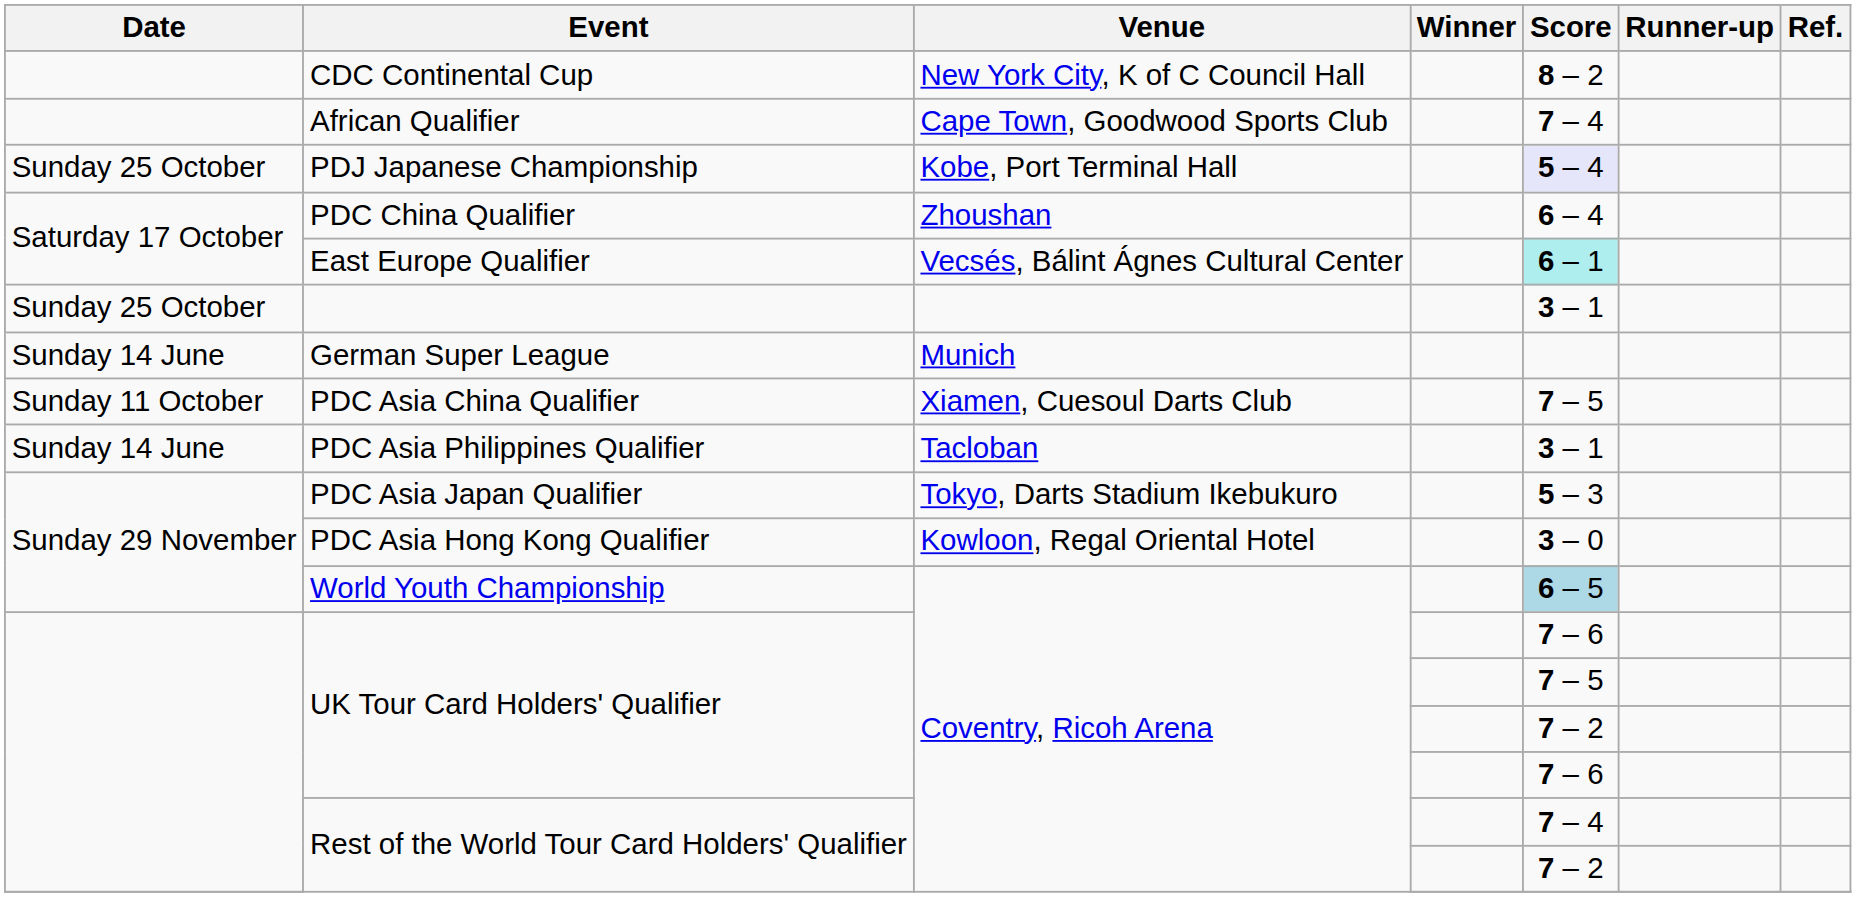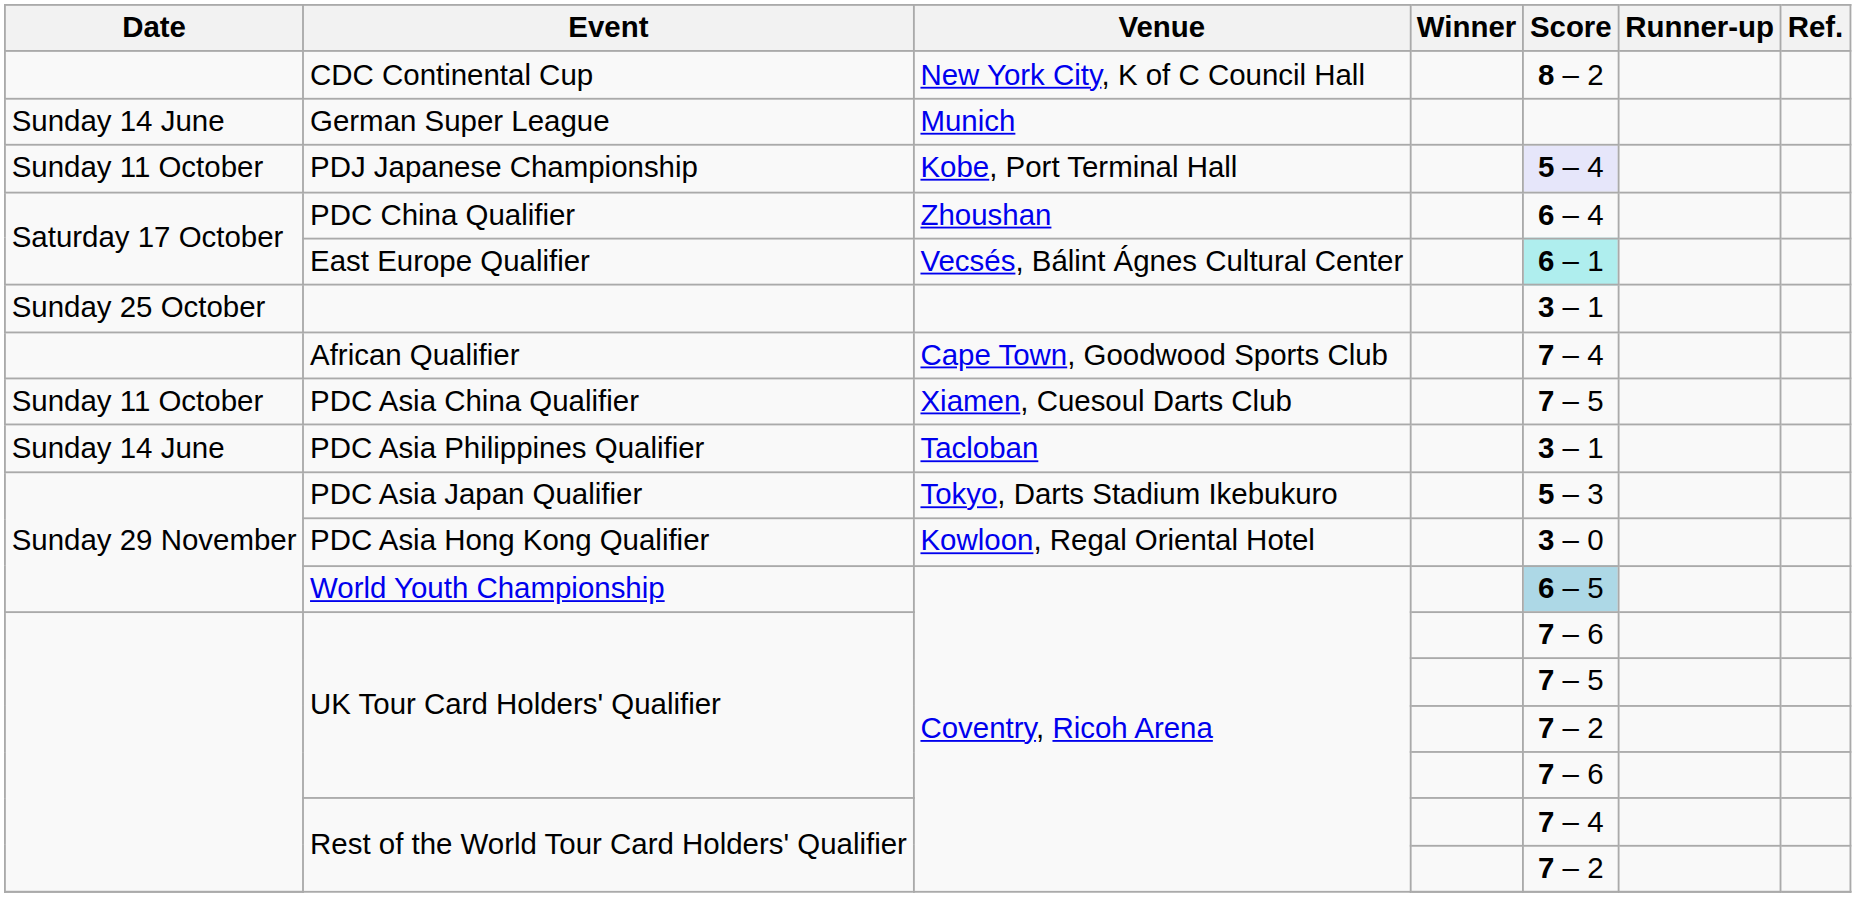rows swapped: (460, 354) <-> (415, 121)
(139, 167) Sunday 25 October -> (137, 167) Sunday 11 October
